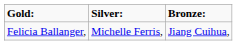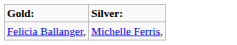- column: (187, 13)
